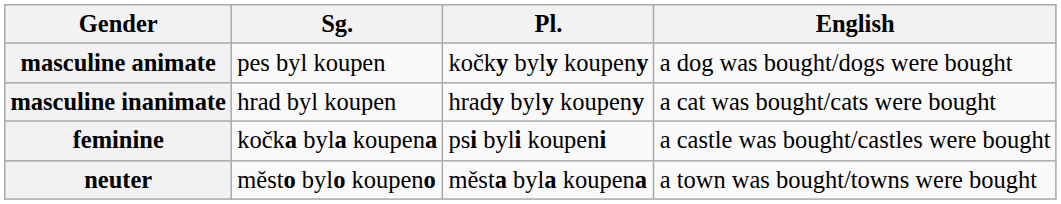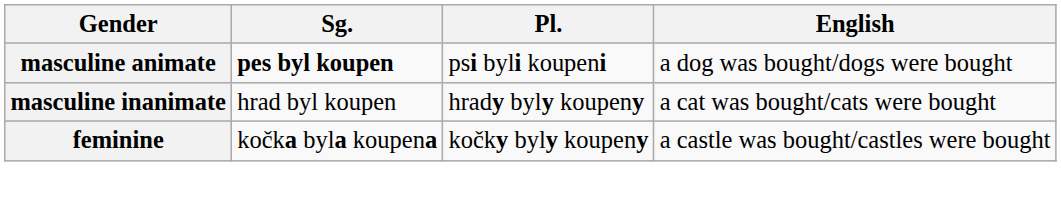(311, 62) normal -> (315, 62) bold
(548, 62) kočky byly koupeny -> (527, 62) psi byli koupeni
(527, 140) psi byli koupeni -> (548, 140) kočky byly koupeny
- row: (118, 179)
